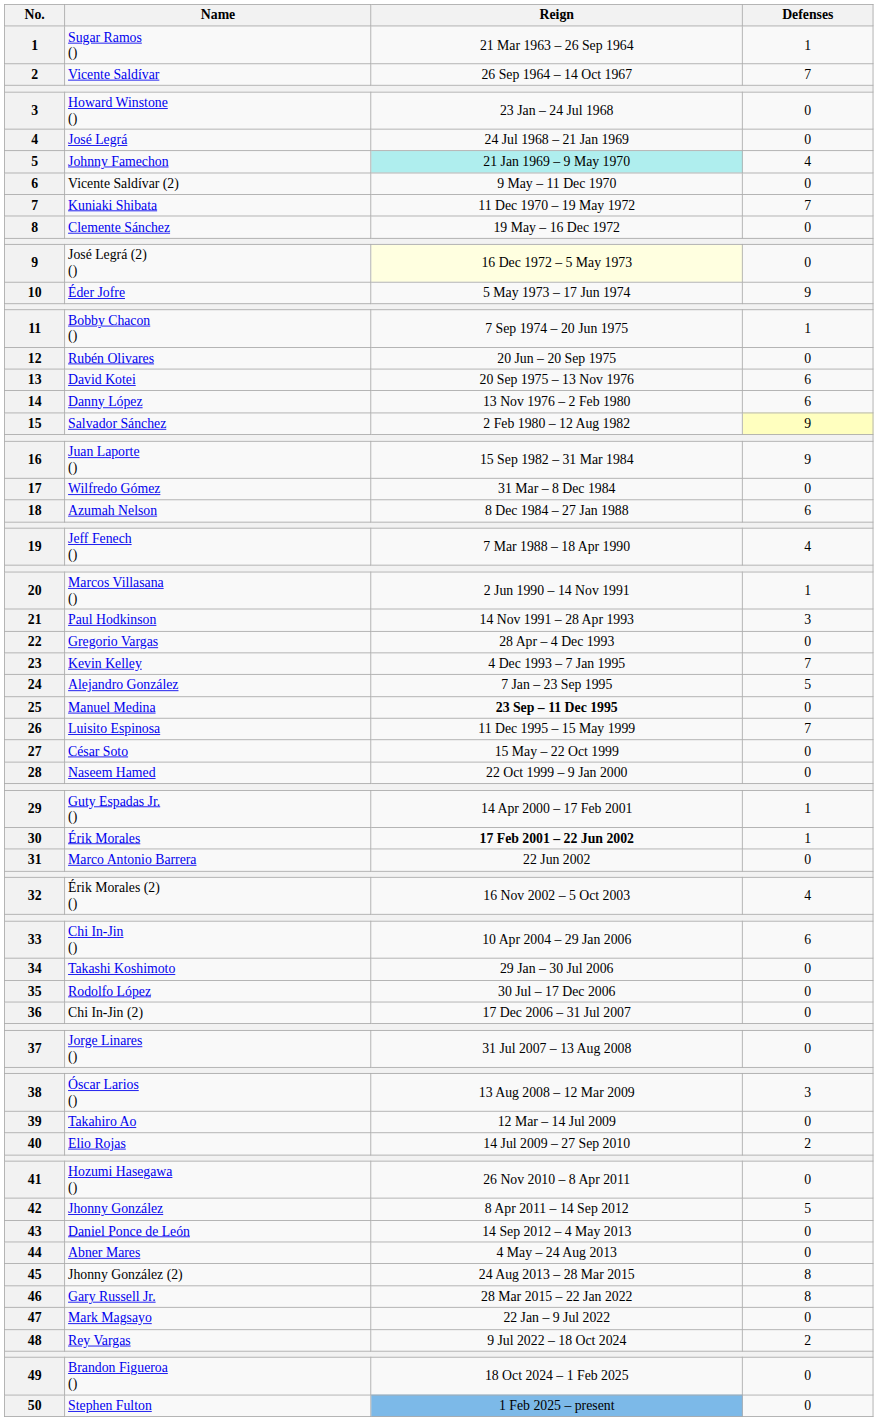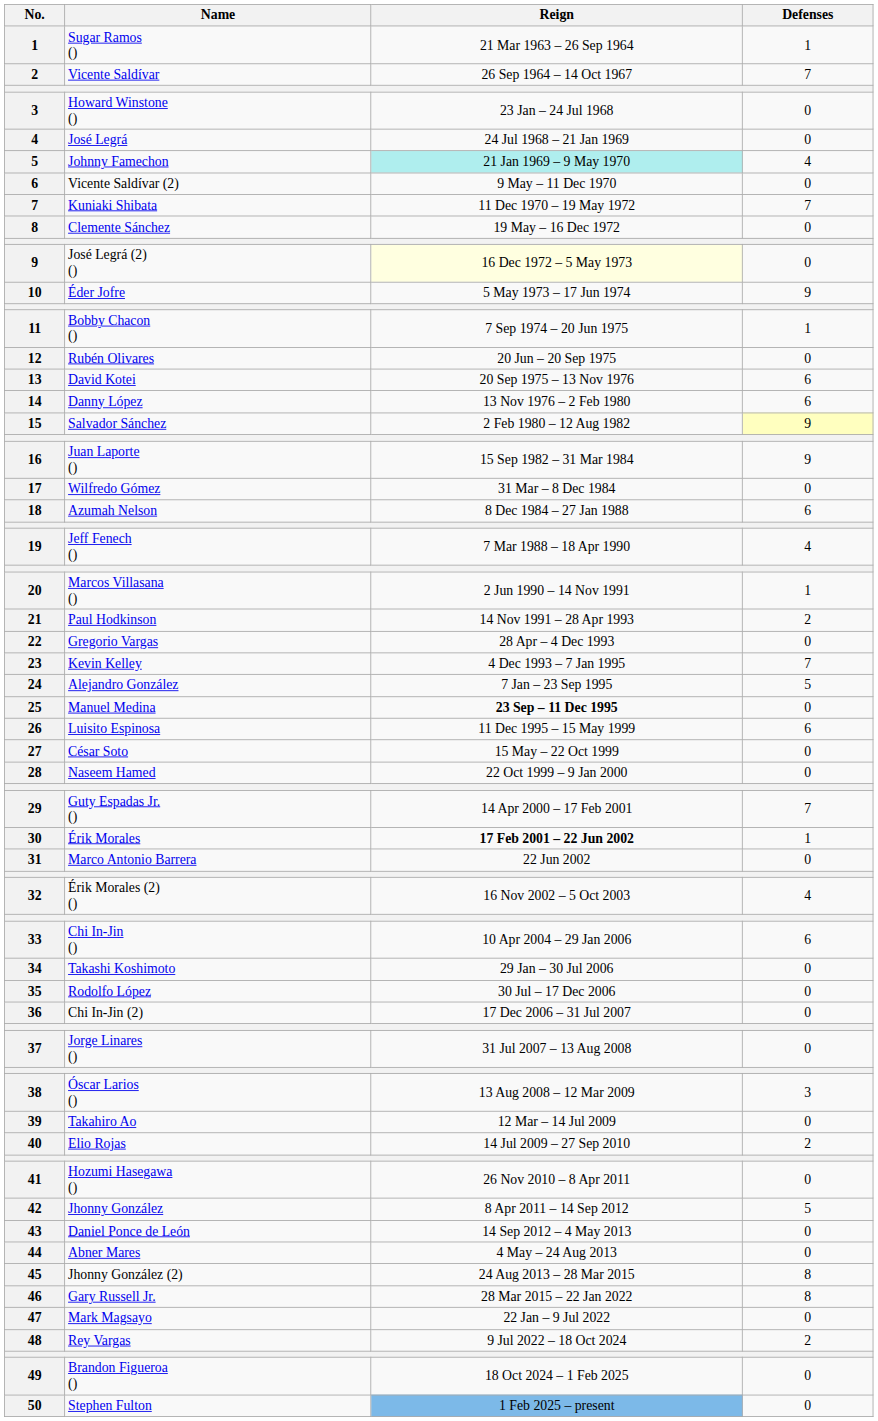(808, 620) 3 -> (808, 620) 2
(808, 729) 7 -> (808, 729) 6
(808, 808) 1 -> (808, 808) 7
